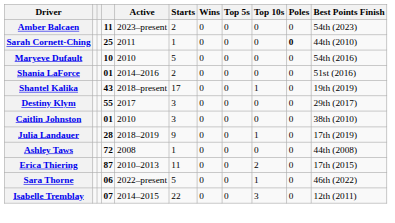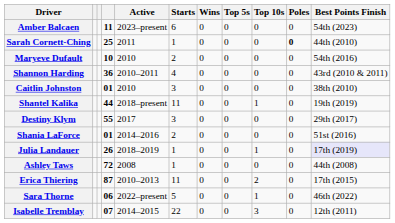(174, 27) 2 -> (174, 27) 6
(174, 58) 5 -> (174, 58) 2
+ row: (49, 73)
rows swapped: (49, 119) <-> (49, 73)
(108, 88) 43 -> (108, 104) 44
(176, 88) 17 -> (176, 104) 11
(108, 134) 28 -> (108, 149) 26
(174, 134) 9 -> (174, 149) 1
(335, 134) no background -> (335, 149) lavender background
